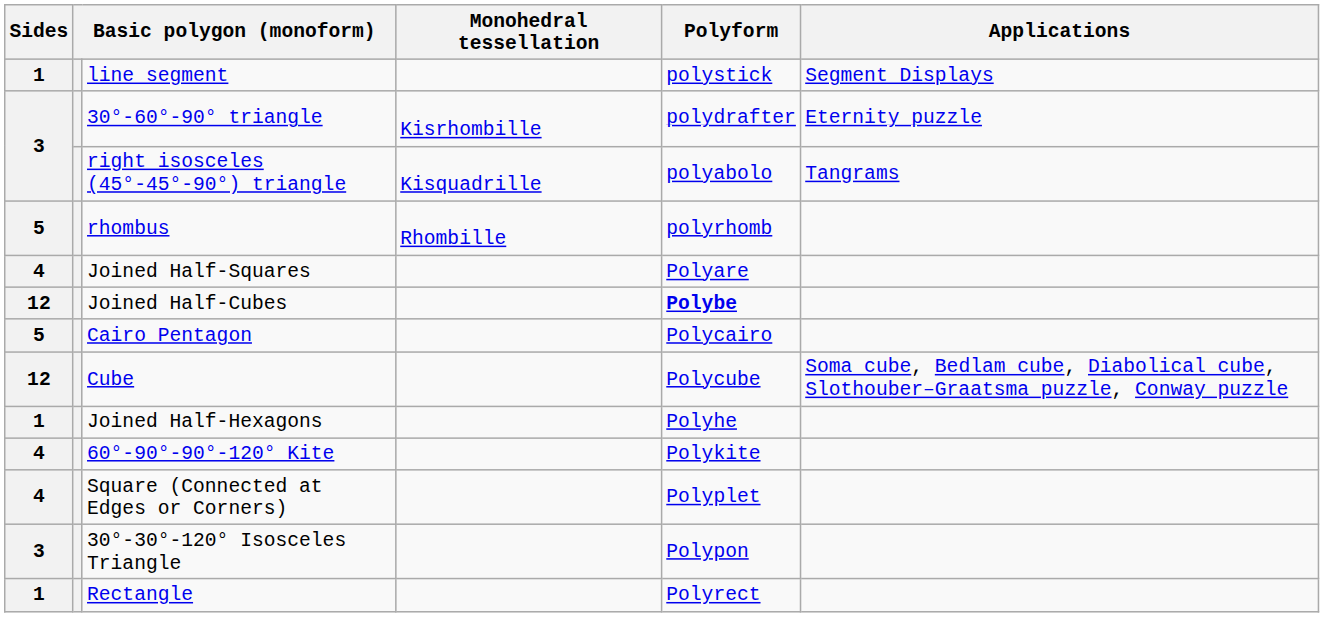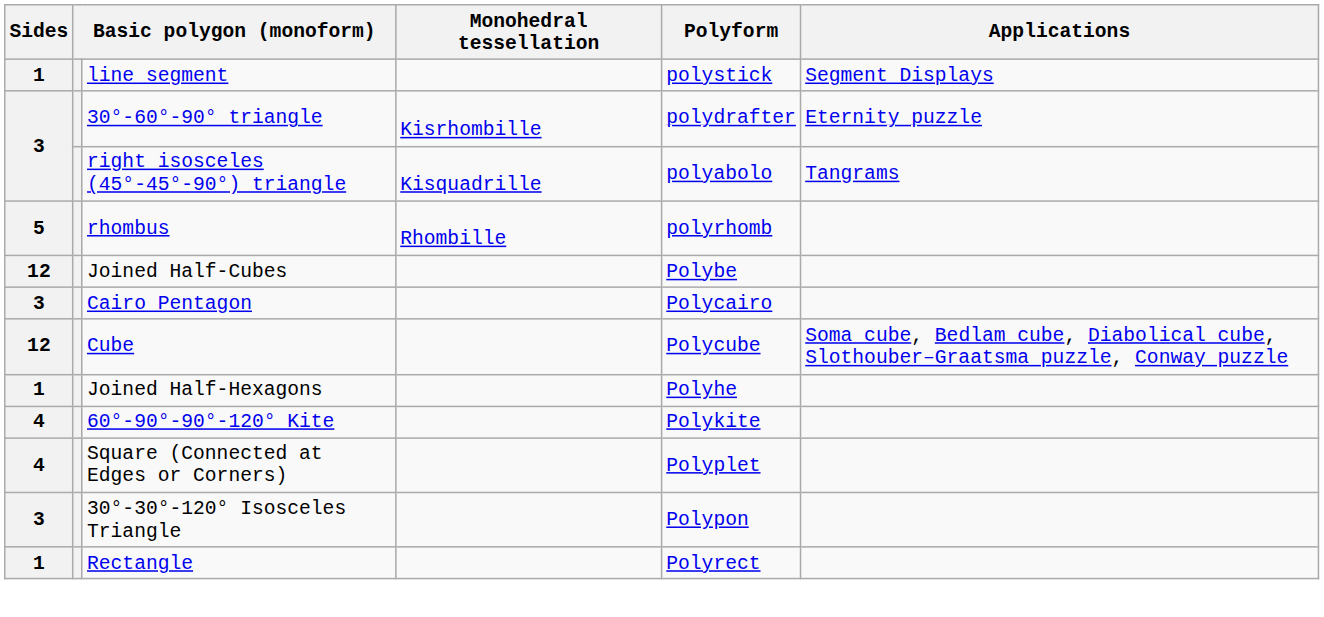- row: (199, 271)
(702, 303) bold -> (702, 271) normal
(39, 335) 5 -> (39, 303) 3
